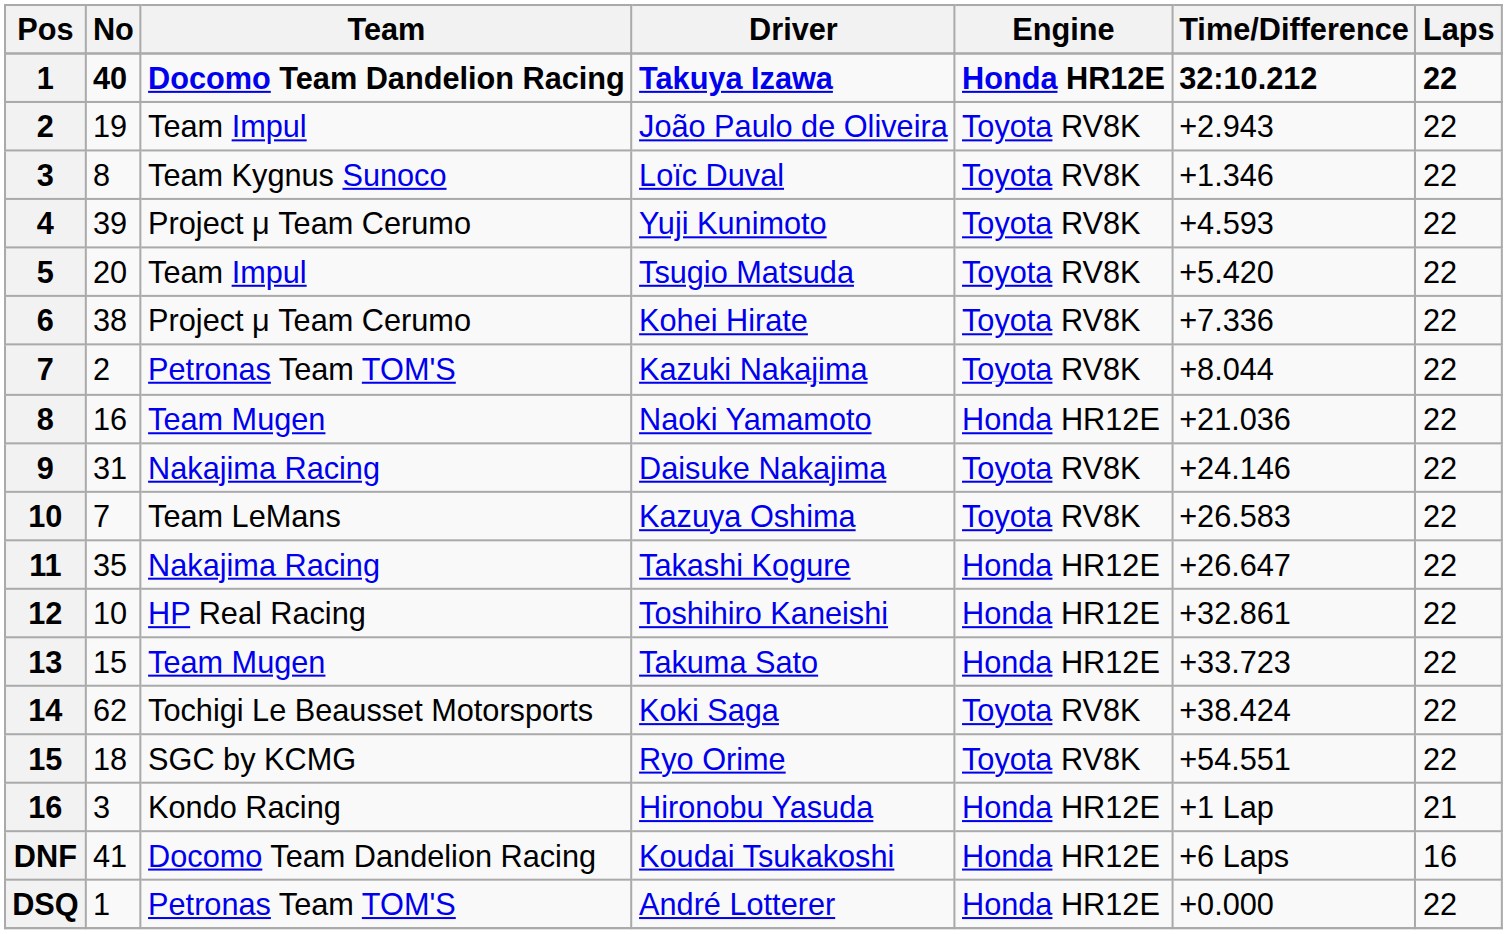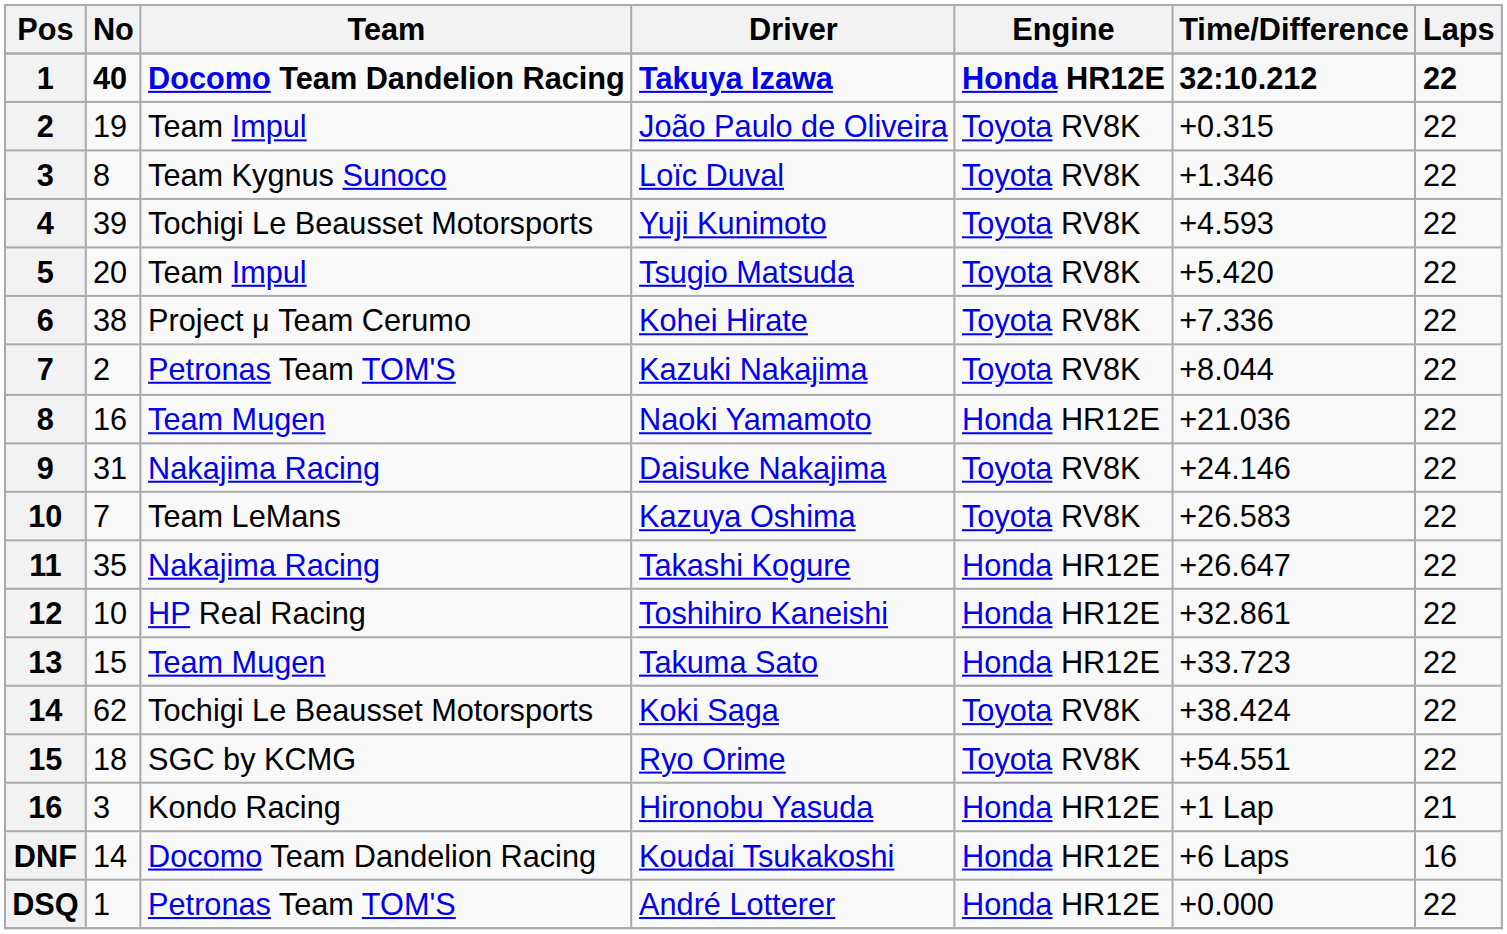(1227, 127) +2.943 -> (1227, 127) +0.315
(310, 224) Project μ Team Cerumo -> (371, 224) Tochigi Le Beausset Motorsports
(110, 856) 41 -> (110, 856) 14
